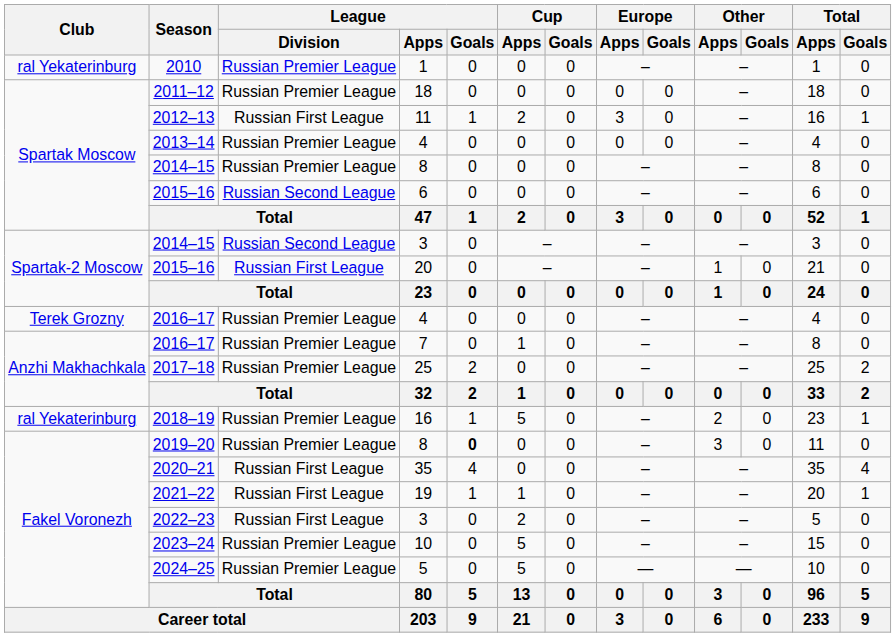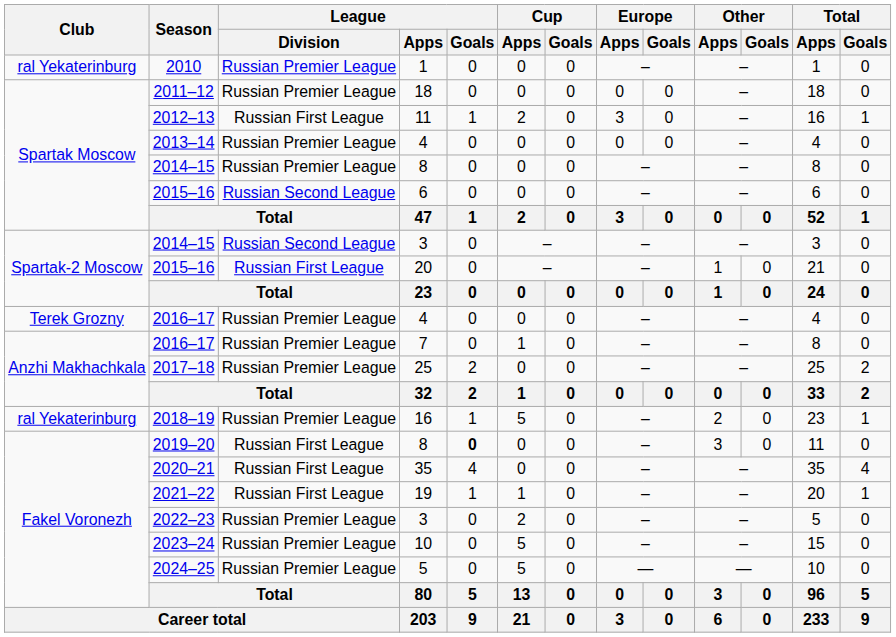(309, 444) Russian Premier League -> (309, 444) Russian First League
(309, 519) Russian First League -> (309, 519) Russian Premier League
